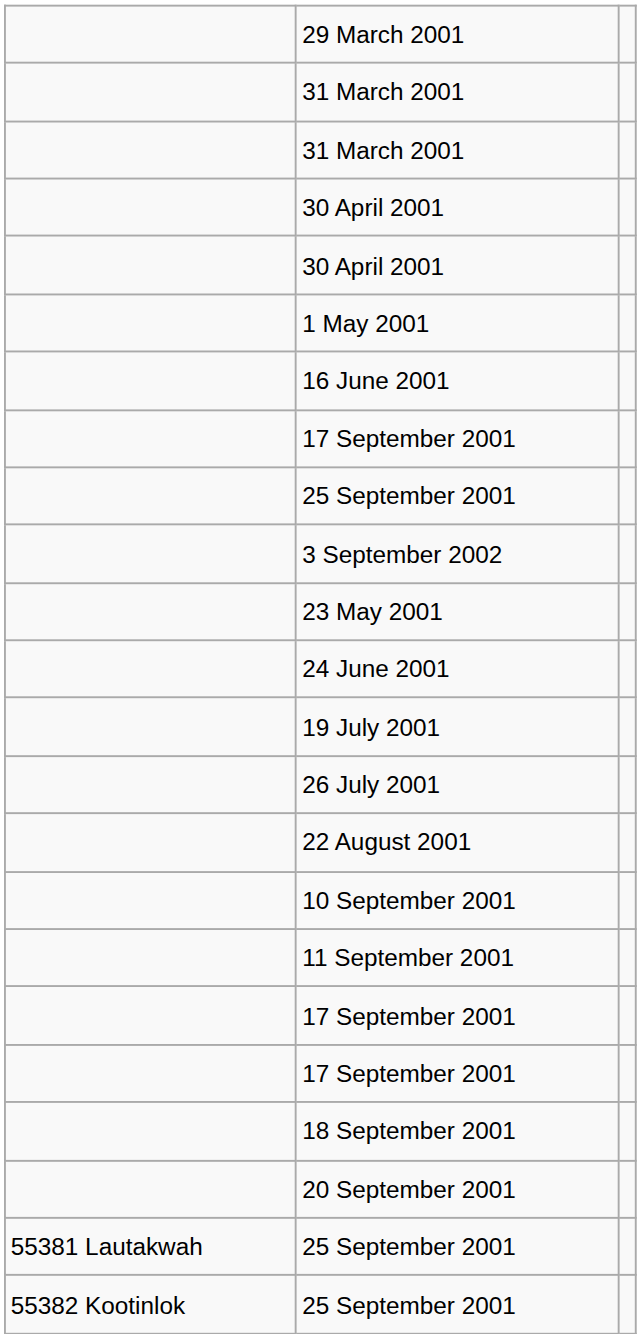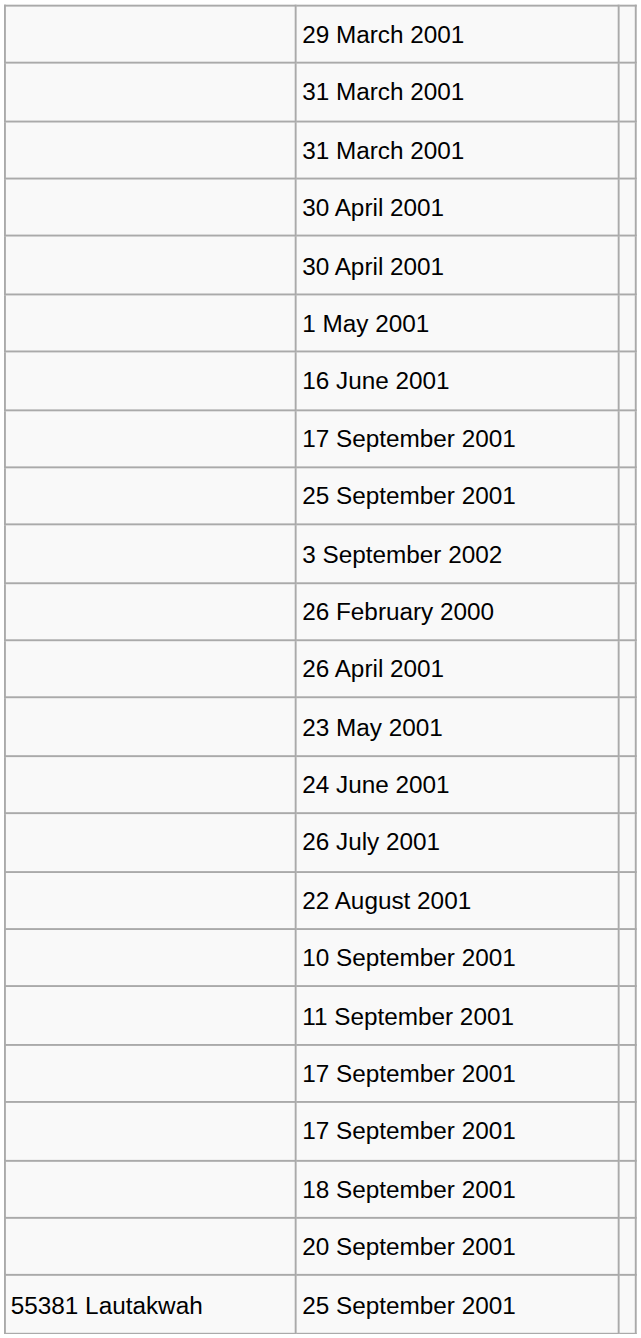+ row: (151, 612)
+ row: (151, 669)
- row: (151, 727)
- row: (98, 1304)
